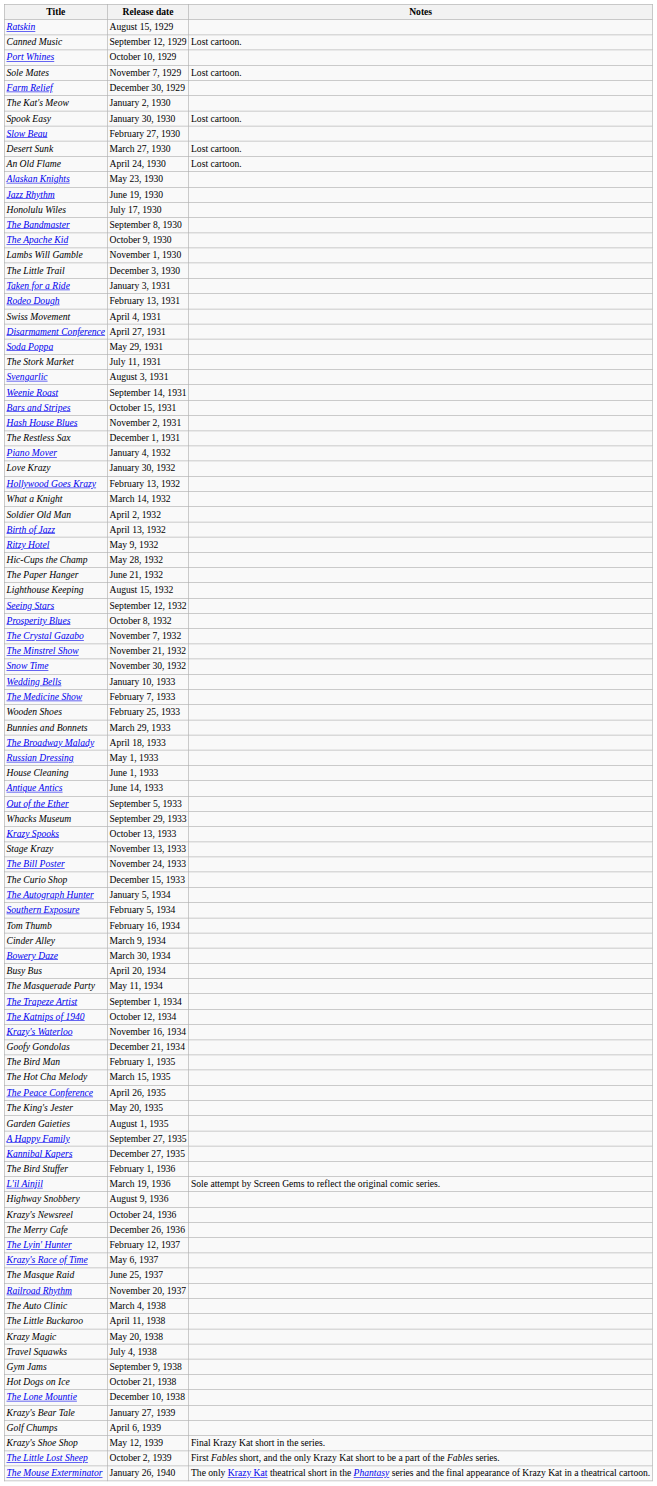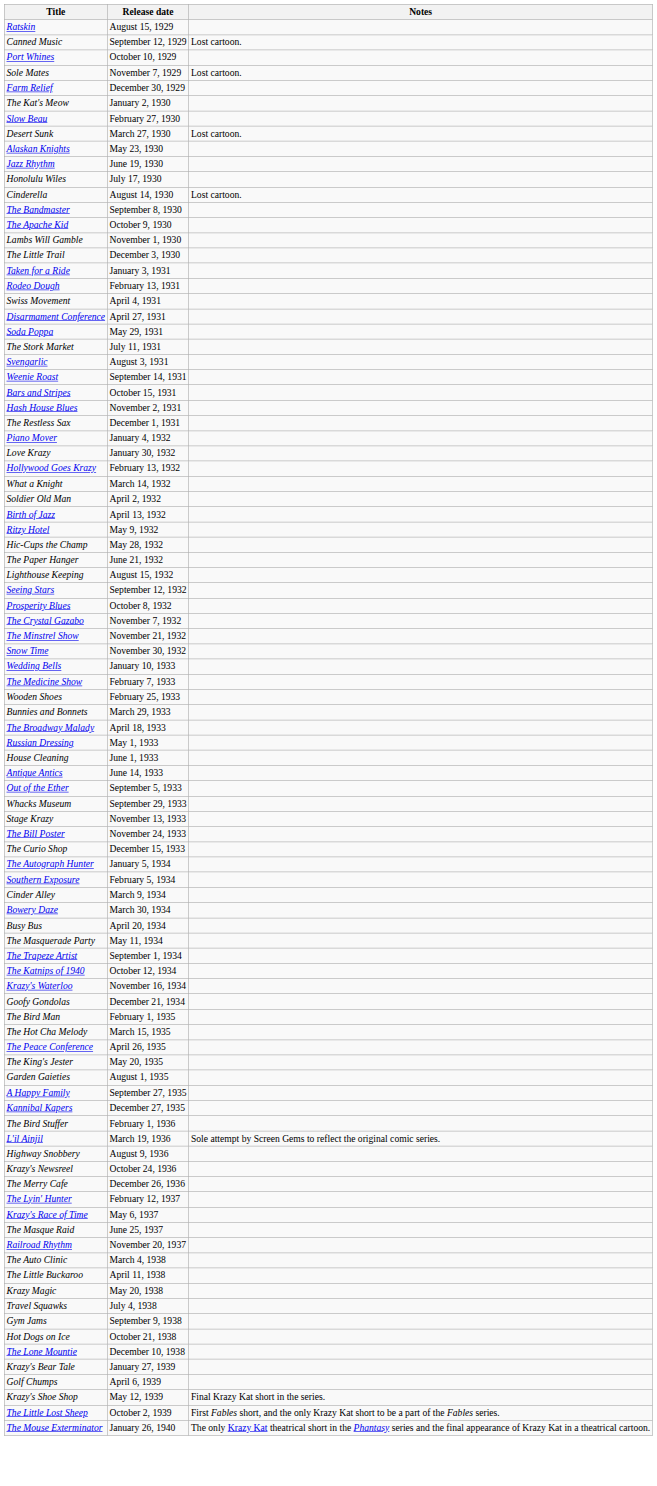- row: (29, 118)
- row: (34, 164)
+ row: (27, 194)
- row: (33, 834)
- row: (29, 925)
